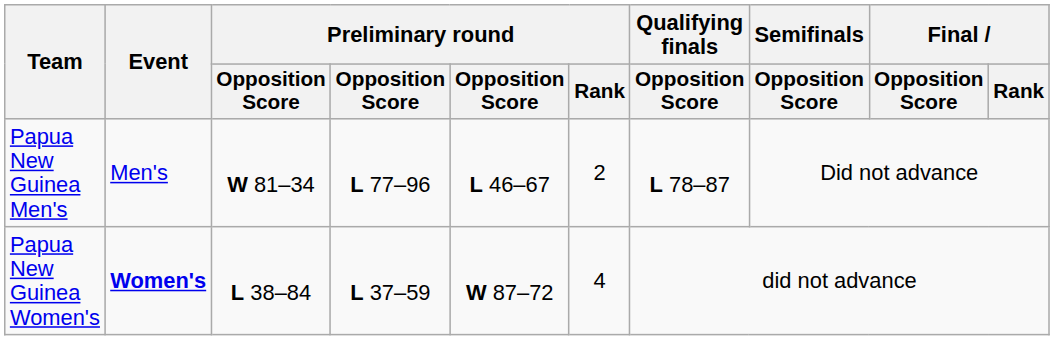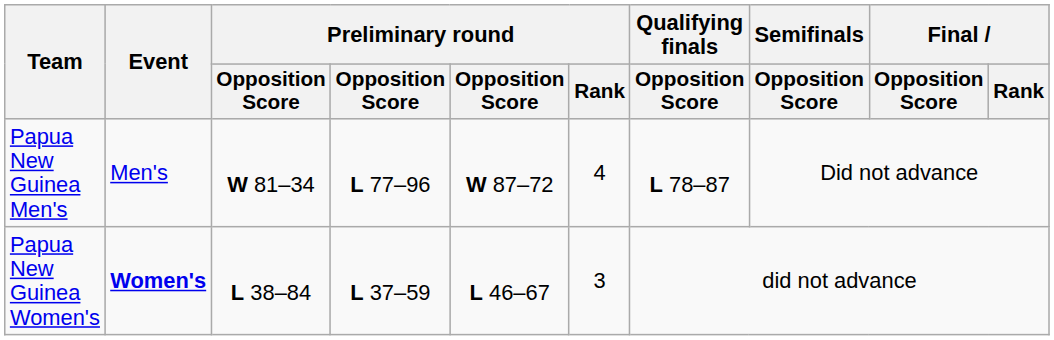(510, 185) L 46–67 -> (510, 185) W 87–72
(600, 173) 2 -> (600, 173) 4
(510, 293) W 87–72 -> (510, 293) L 46–67
(600, 281) 4 -> (600, 281) 3
